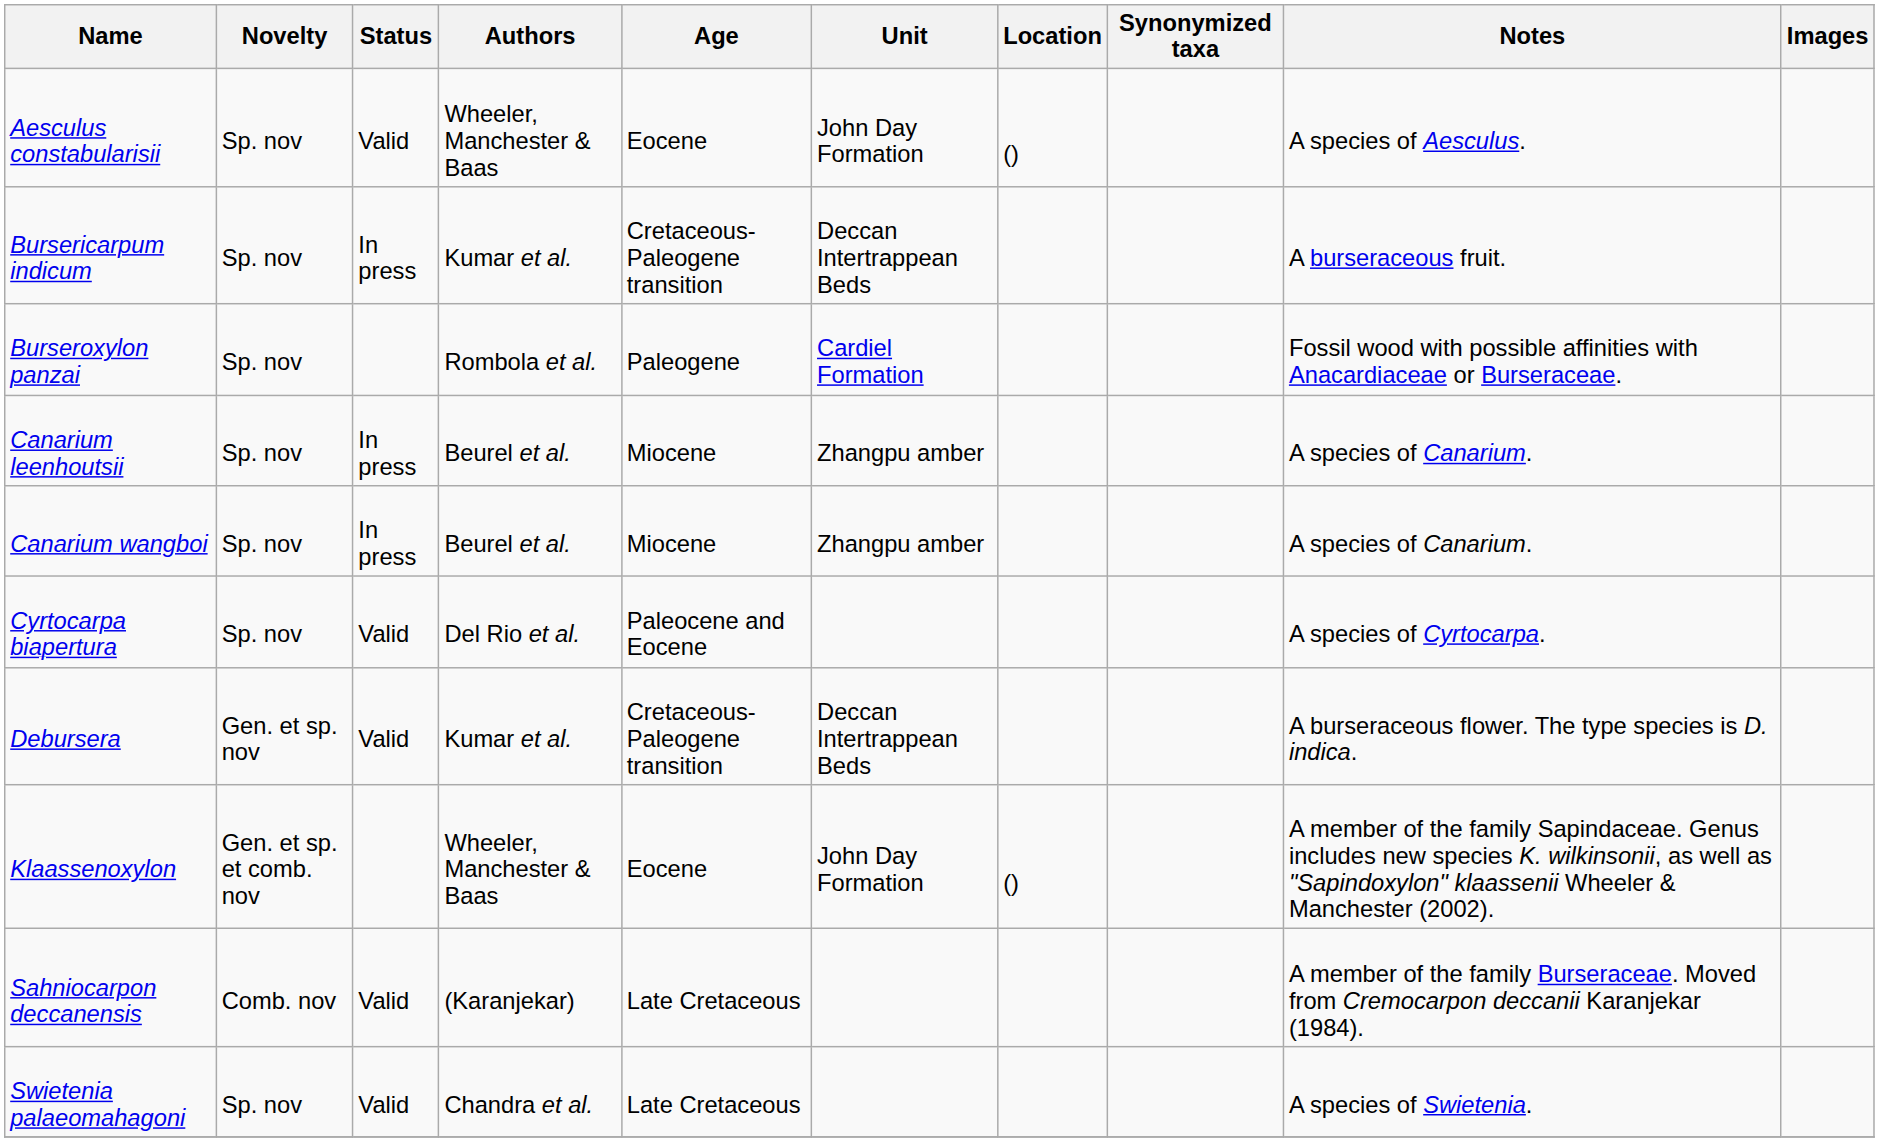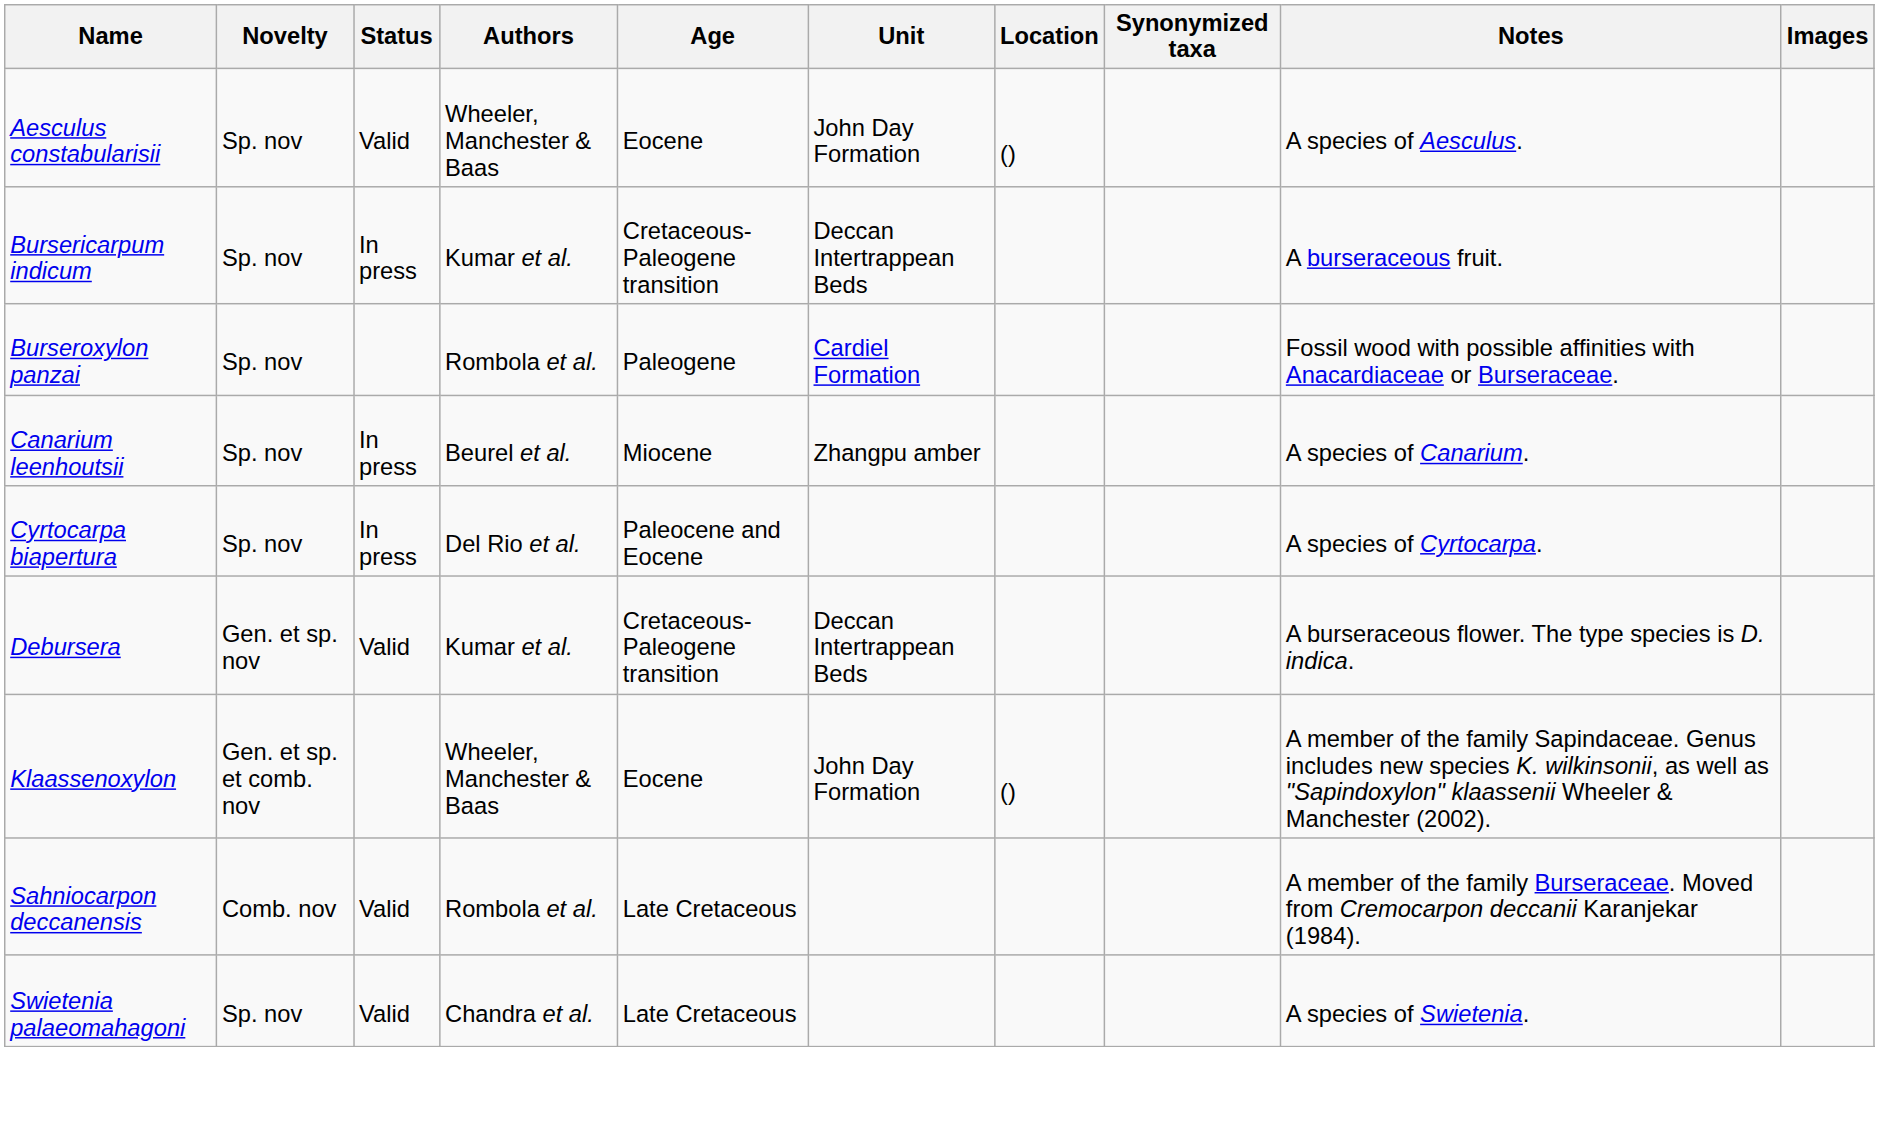- row: (109, 544)
(384, 634) Valid -> (388, 544) In press
(510, 1000) (Karanjekar) -> (521, 909) Rombola et al.
